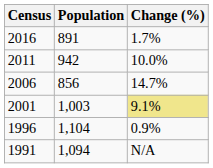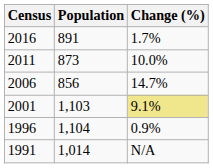(68, 60) 942 -> (68, 60) 873
(74, 106) 1,003 -> (74, 106) 1,103
(74, 151) 1,094 -> (74, 151) 1,014
